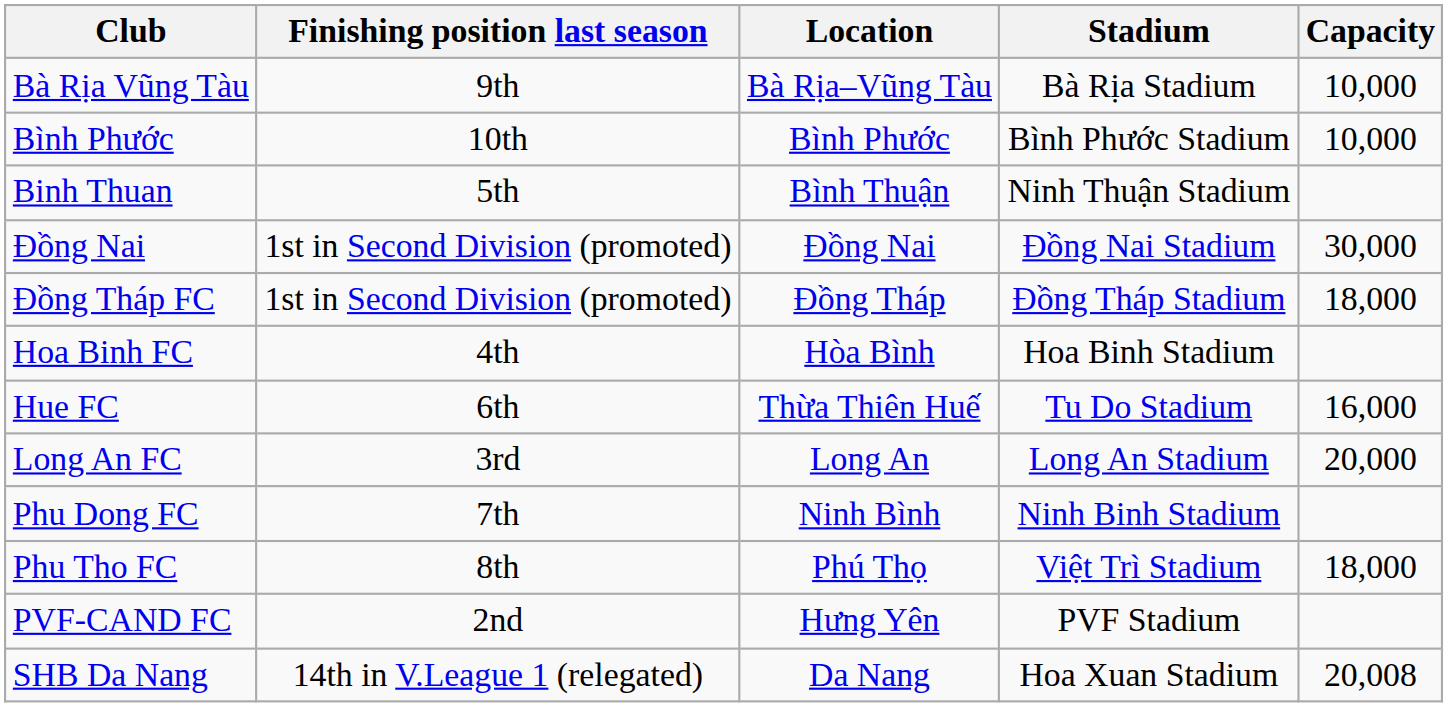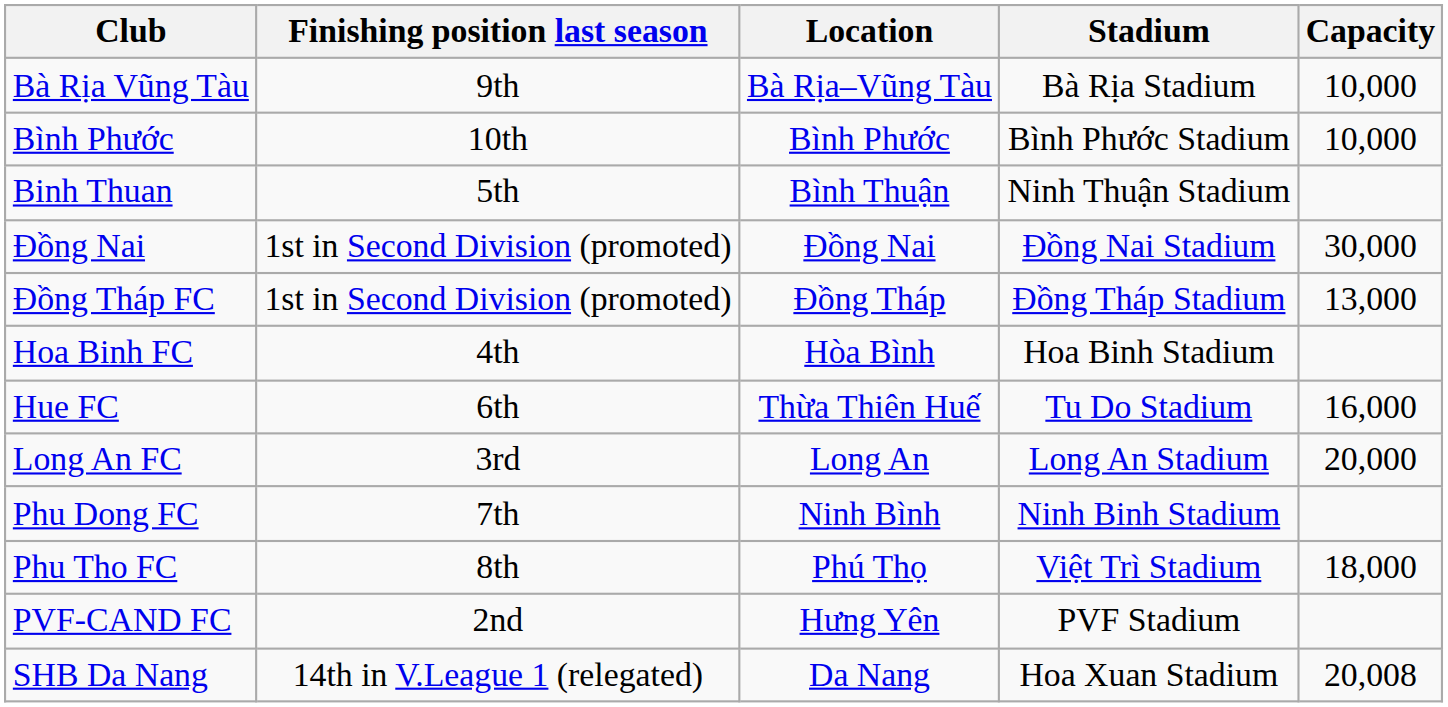(1370, 298) 18,000 -> (1370, 298) 13,000
